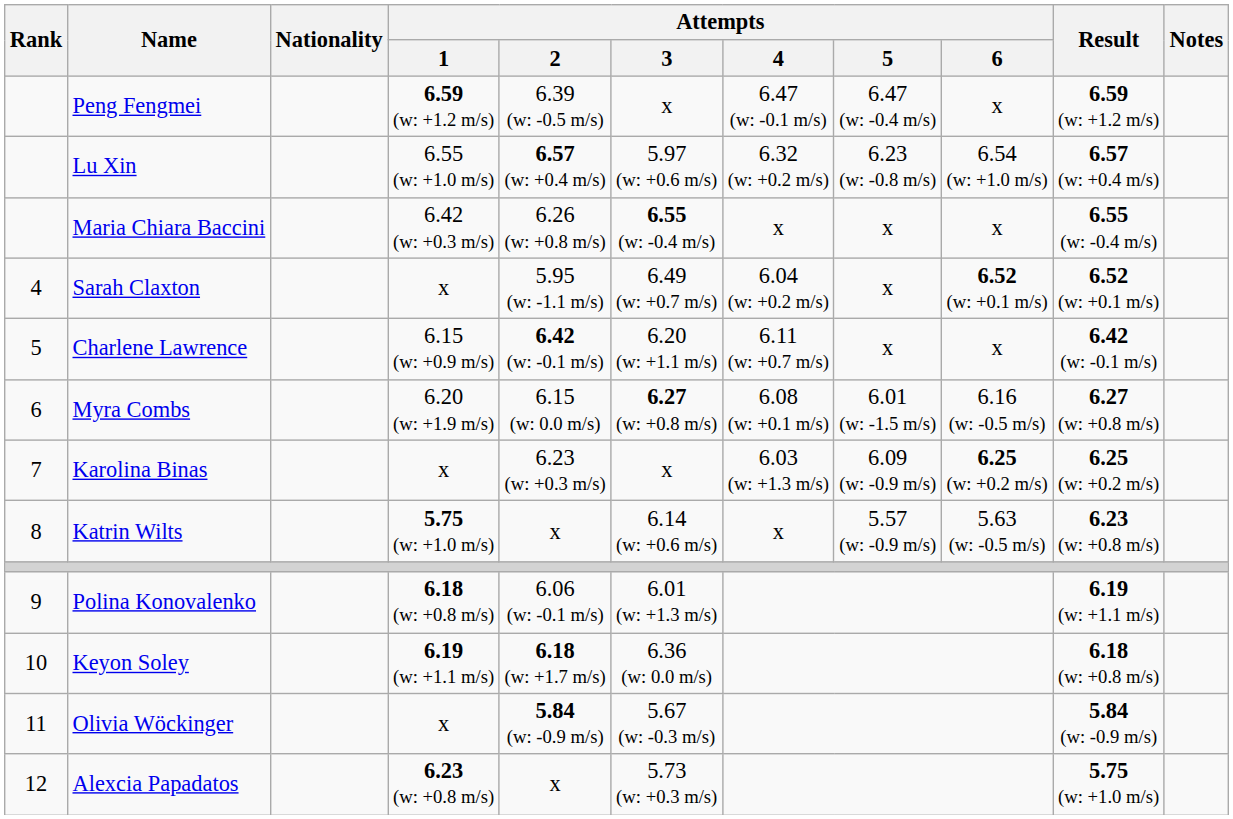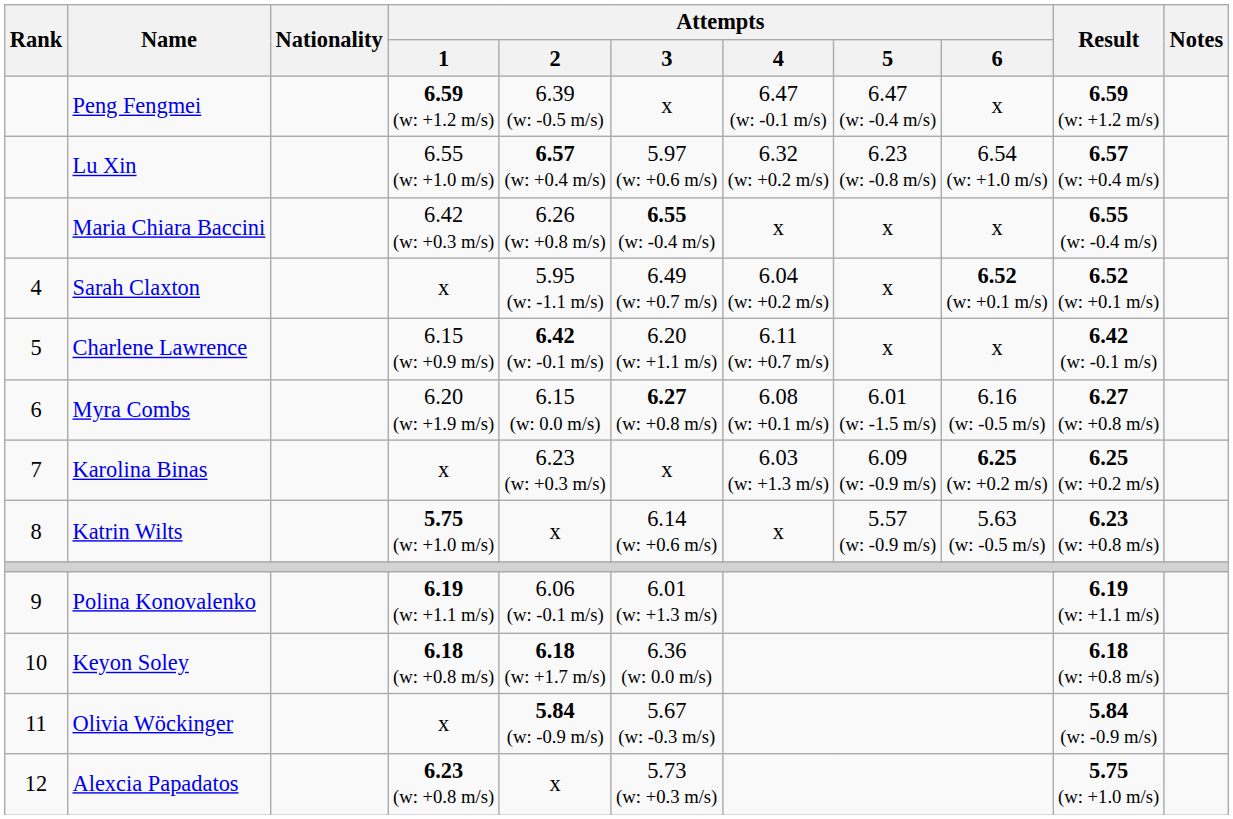(444, 602) 6.18 (w: +0.8 m/s) -> (444, 602) 6.19 (w: +1.1 m/s)
(444, 662) 6.19 (w: +1.1 m/s) -> (444, 662) 6.18 (w: +0.8 m/s)
